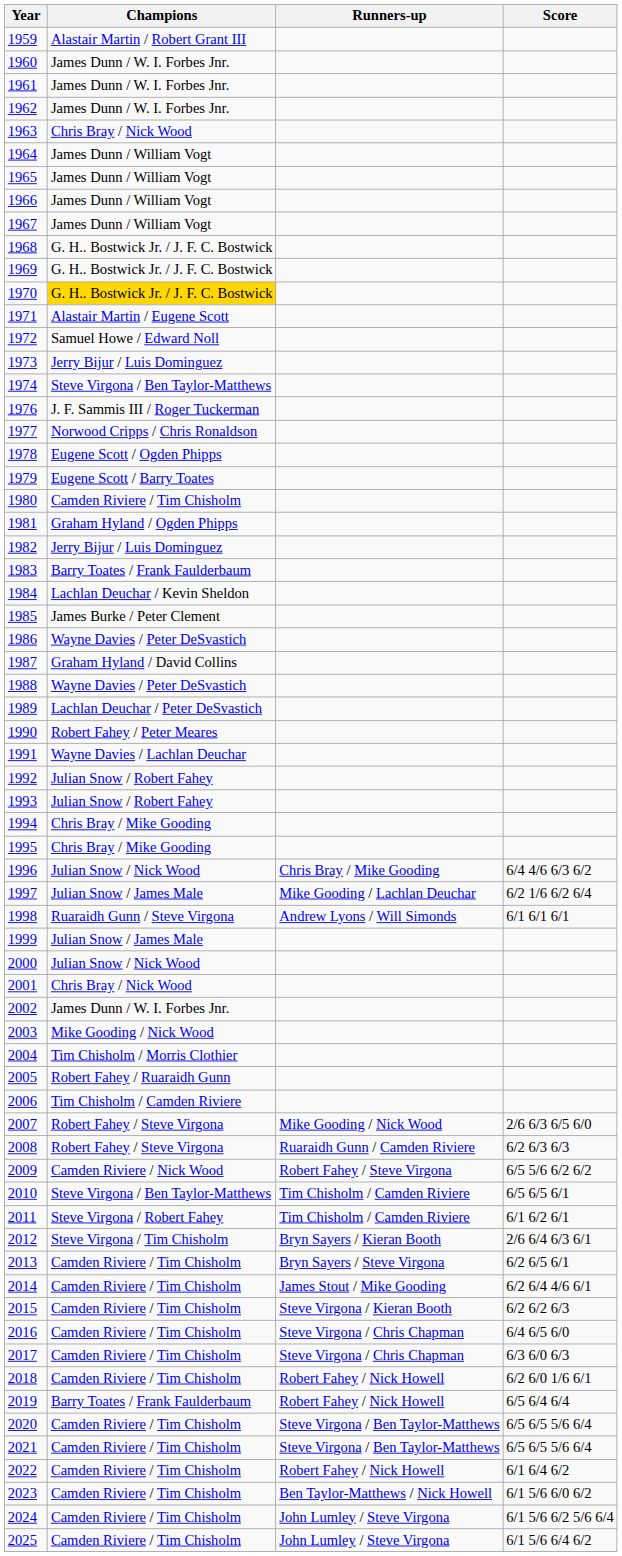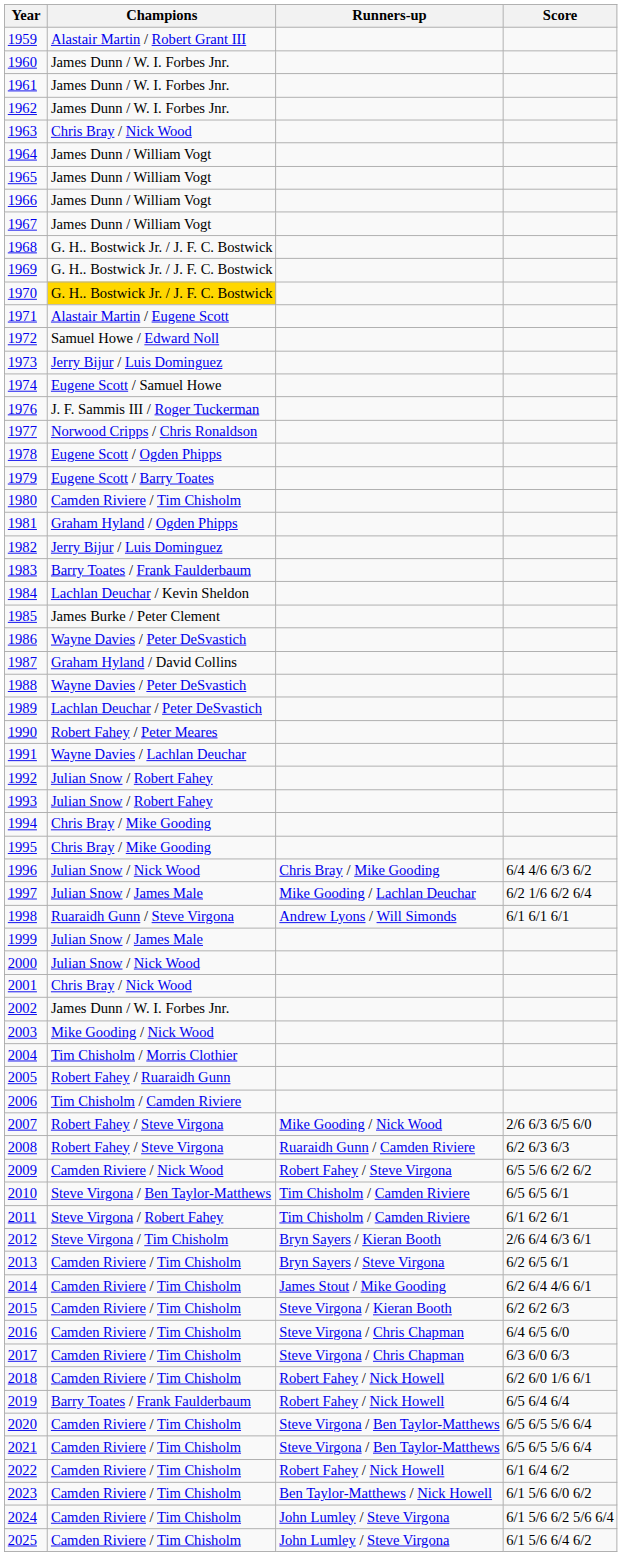(161, 385) Steve Virgona / Ben Taylor-Matthews -> (136, 385) Eugene Scott / Samuel Howe
